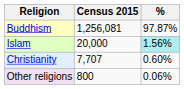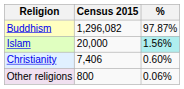(99, 28) 1,256,081 -> (99, 28) 1,296,082
(89, 60) 7,707 -> (89, 60) 7,406
